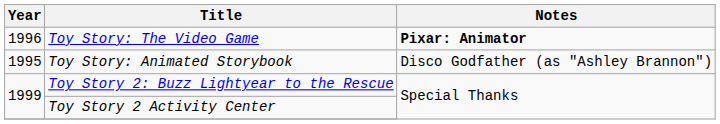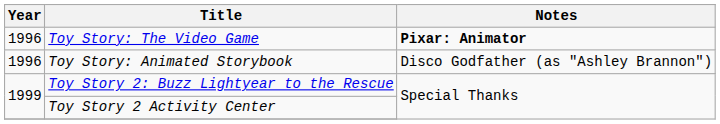(25, 62) 1995 -> (25, 62) 1996
